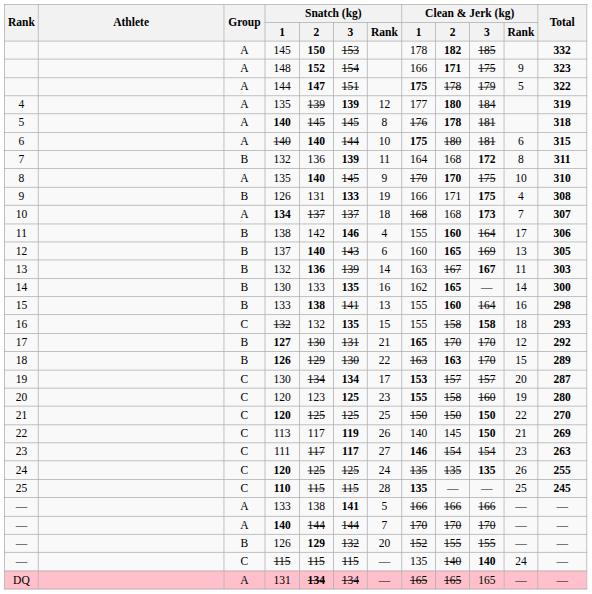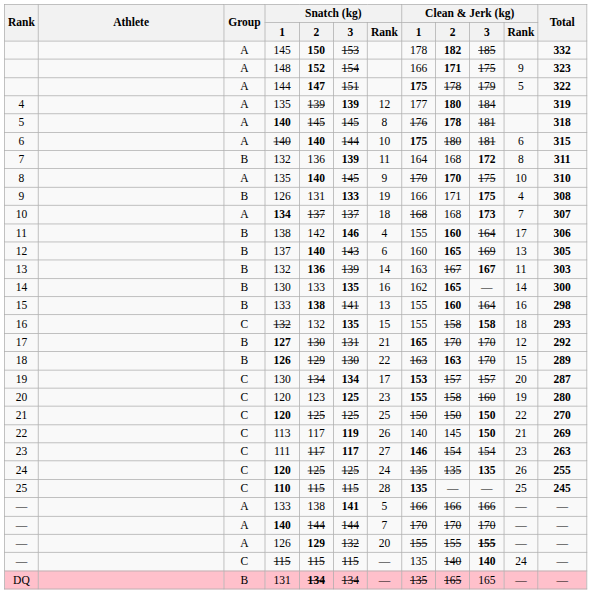(244, 543) B -> (244, 543) A
(419, 543) 152 -> (419, 543) 155
(487, 543) normal -> (487, 543) bold
(244, 580) A -> (244, 580) B
(419, 580) 165 -> (419, 580) 135
